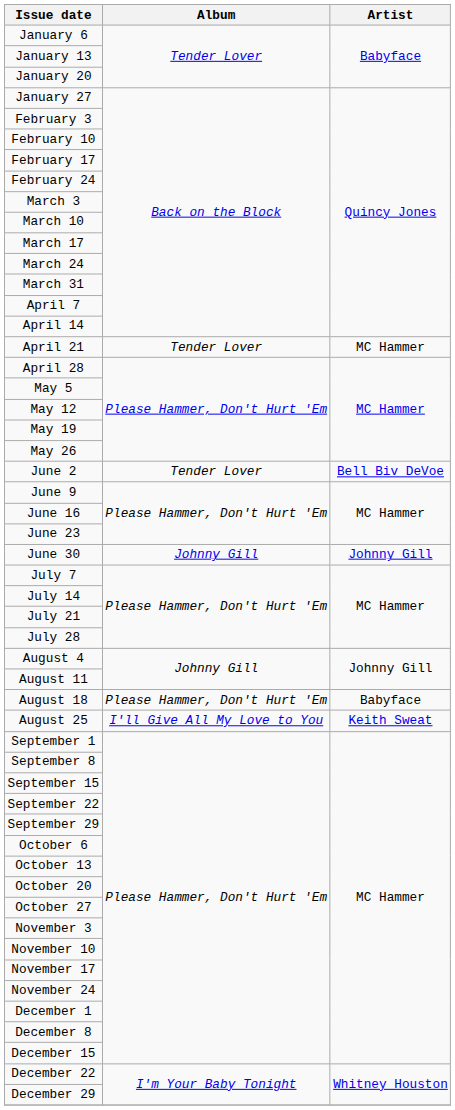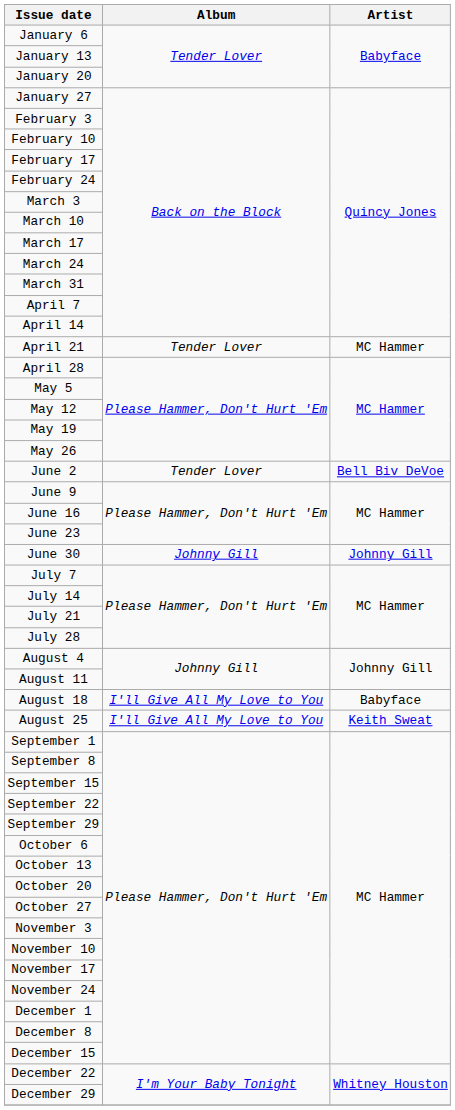(216, 700) Please Hammer, Don't Hurt 'Em -> (216, 700) I'll Give All My Love to You
